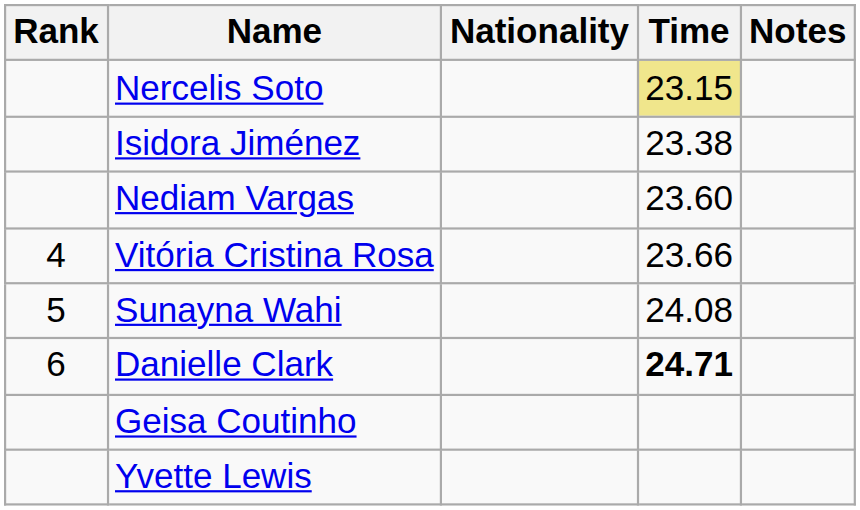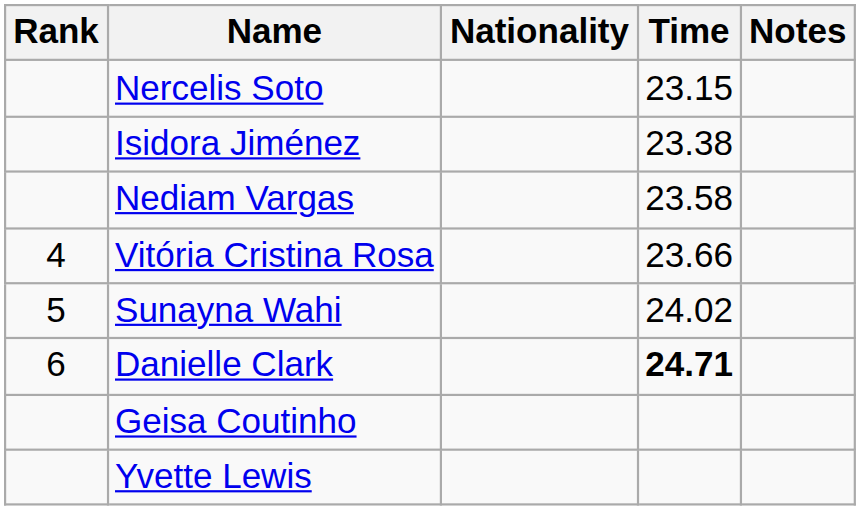(689, 87) khaki background -> (689, 87) no background
(689, 198) 23.60 -> (689, 198) 23.58
(689, 310) 24.08 -> (689, 310) 24.02
